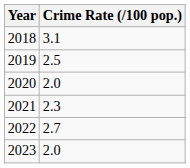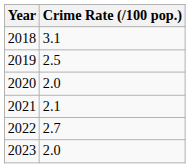(52, 106) 2.3 -> (52, 106) 2.1
